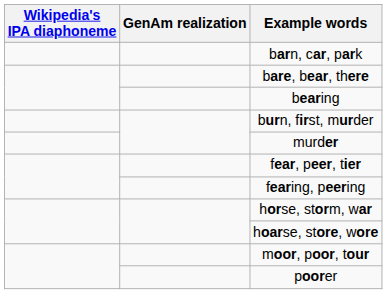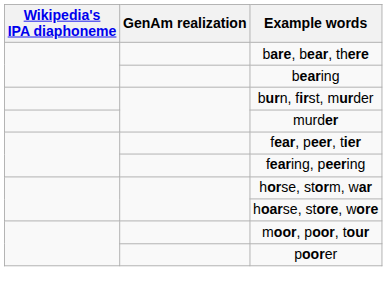- row: (316, 53)
